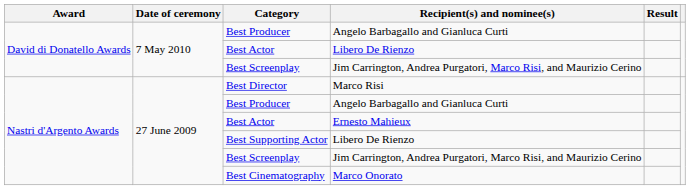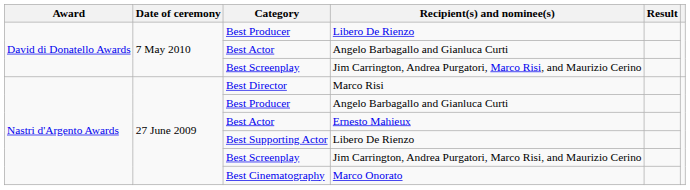(421, 31) Angelo Barbagallo and Gianluca Curti -> (374, 31) Libero De Rienzo
(374, 49) Libero De Rienzo -> (421, 49) Angelo Barbagallo and Gianluca Curti
